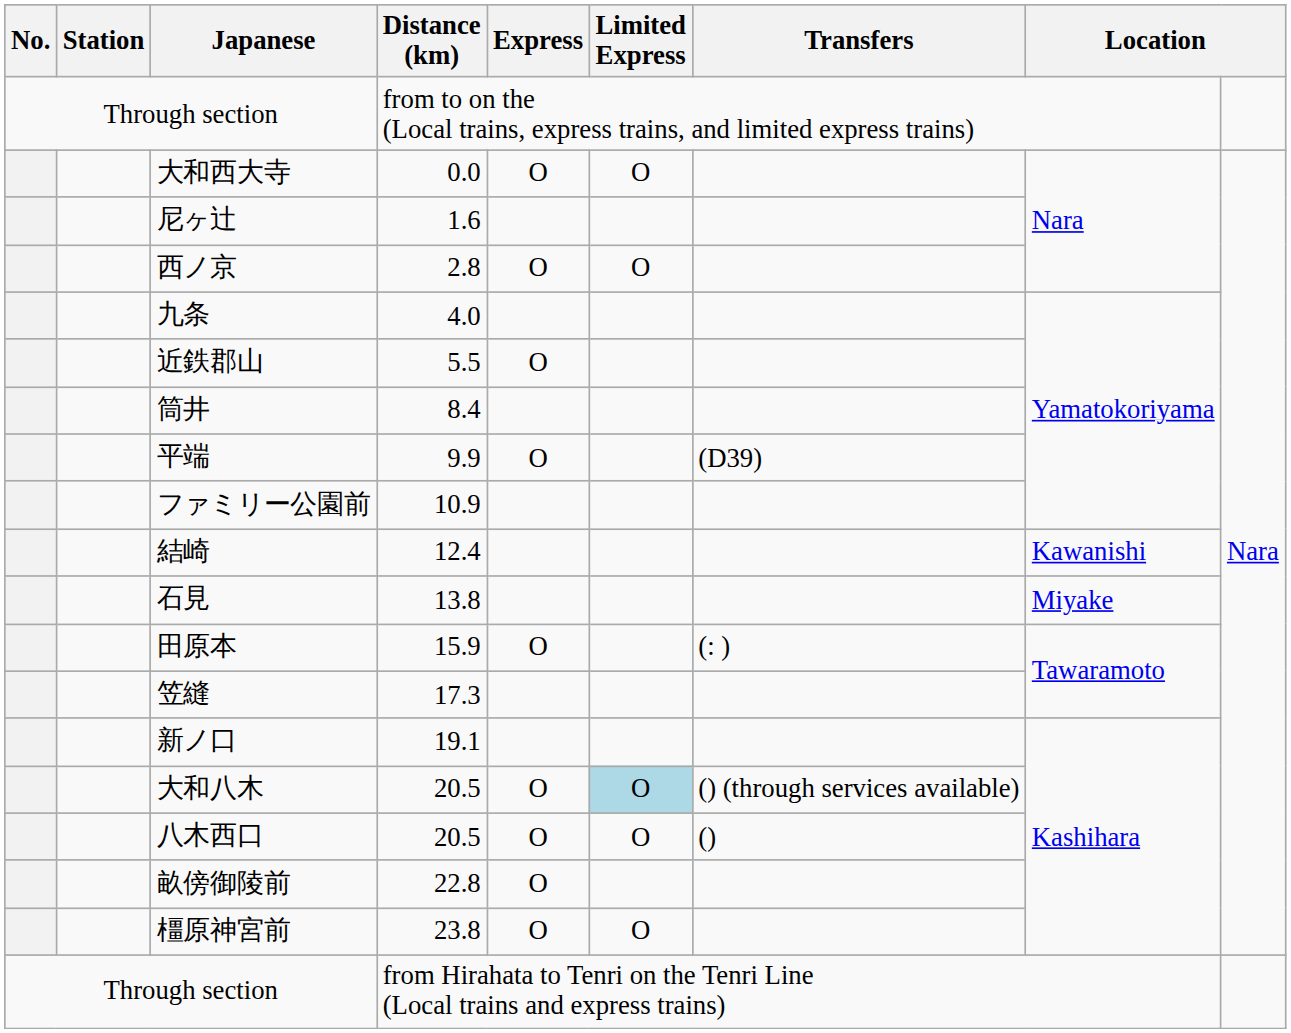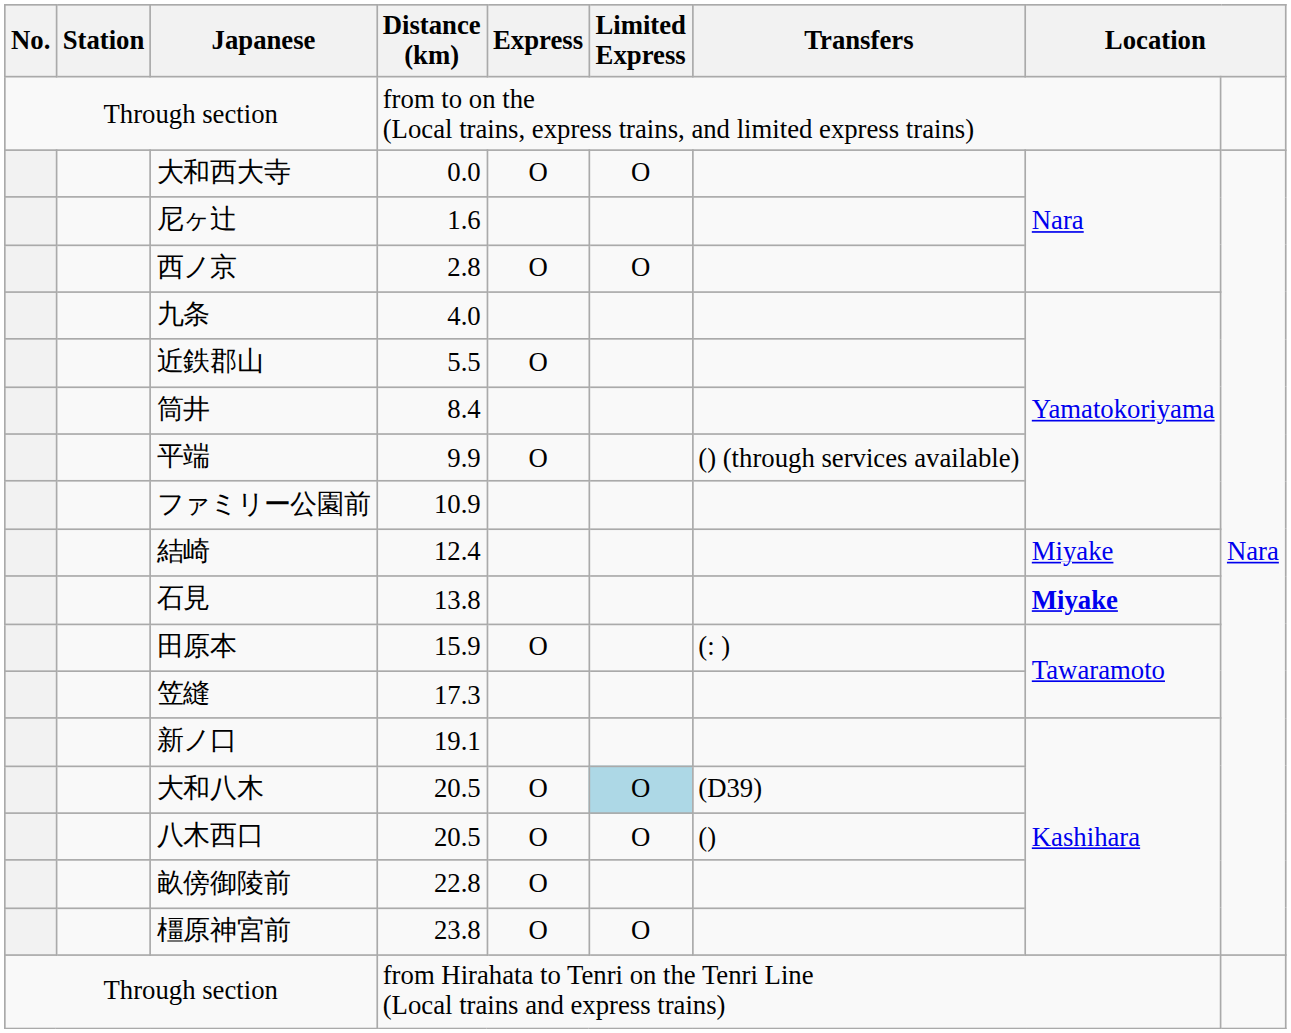(730, 457) (D39) -> (859, 457) () (through services available)
(1089, 552) Kawanishi -> (1073, 552) Miyake
(1073, 599) normal -> (1075, 599) bold
(859, 789) () (through services available) -> (730, 789) (D39)
